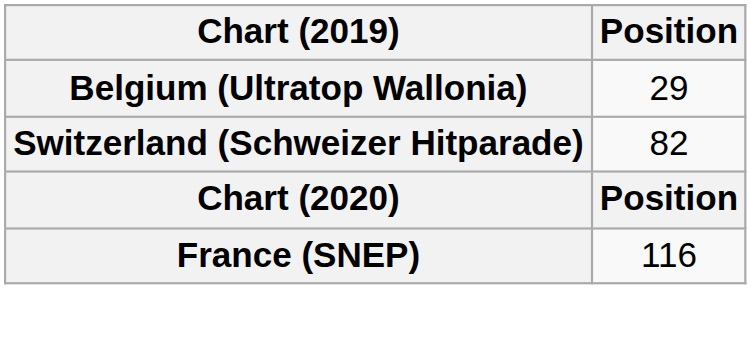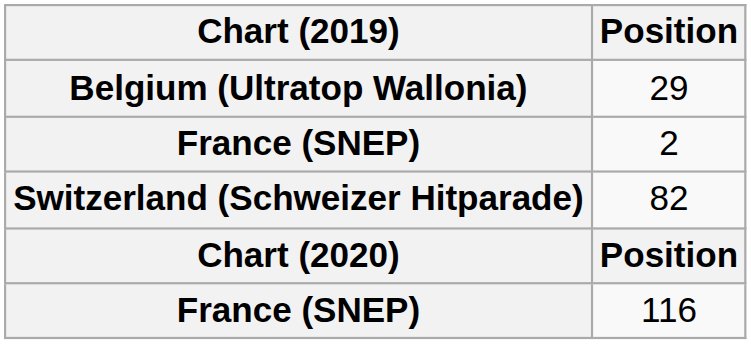+ row: (669, 143)
